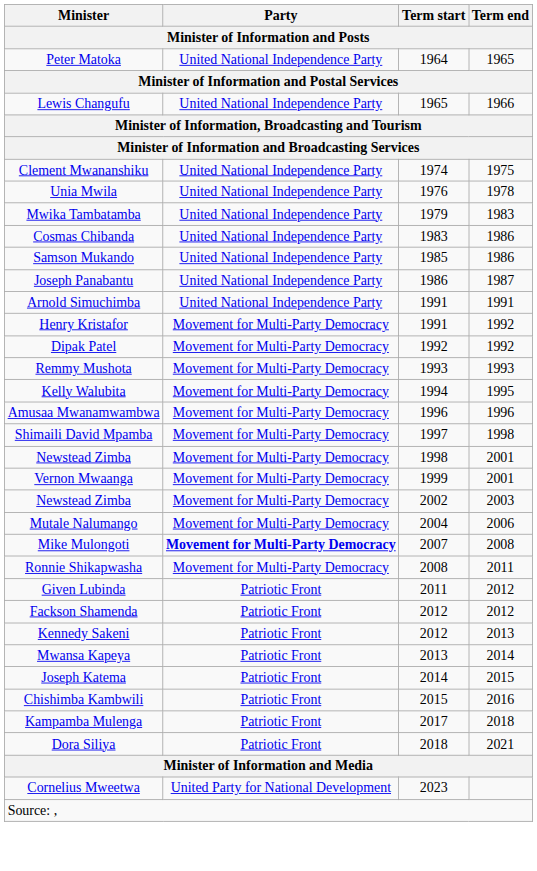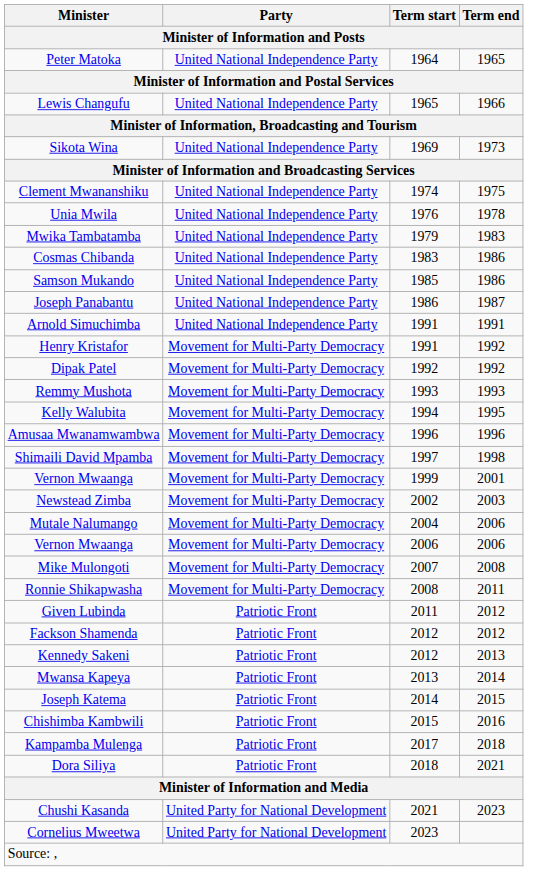+ row: (84, 147)
- row: (84, 457)
+ row: (84, 545)
(281, 545) bold -> (276, 567) normal
+ row: (84, 810)
